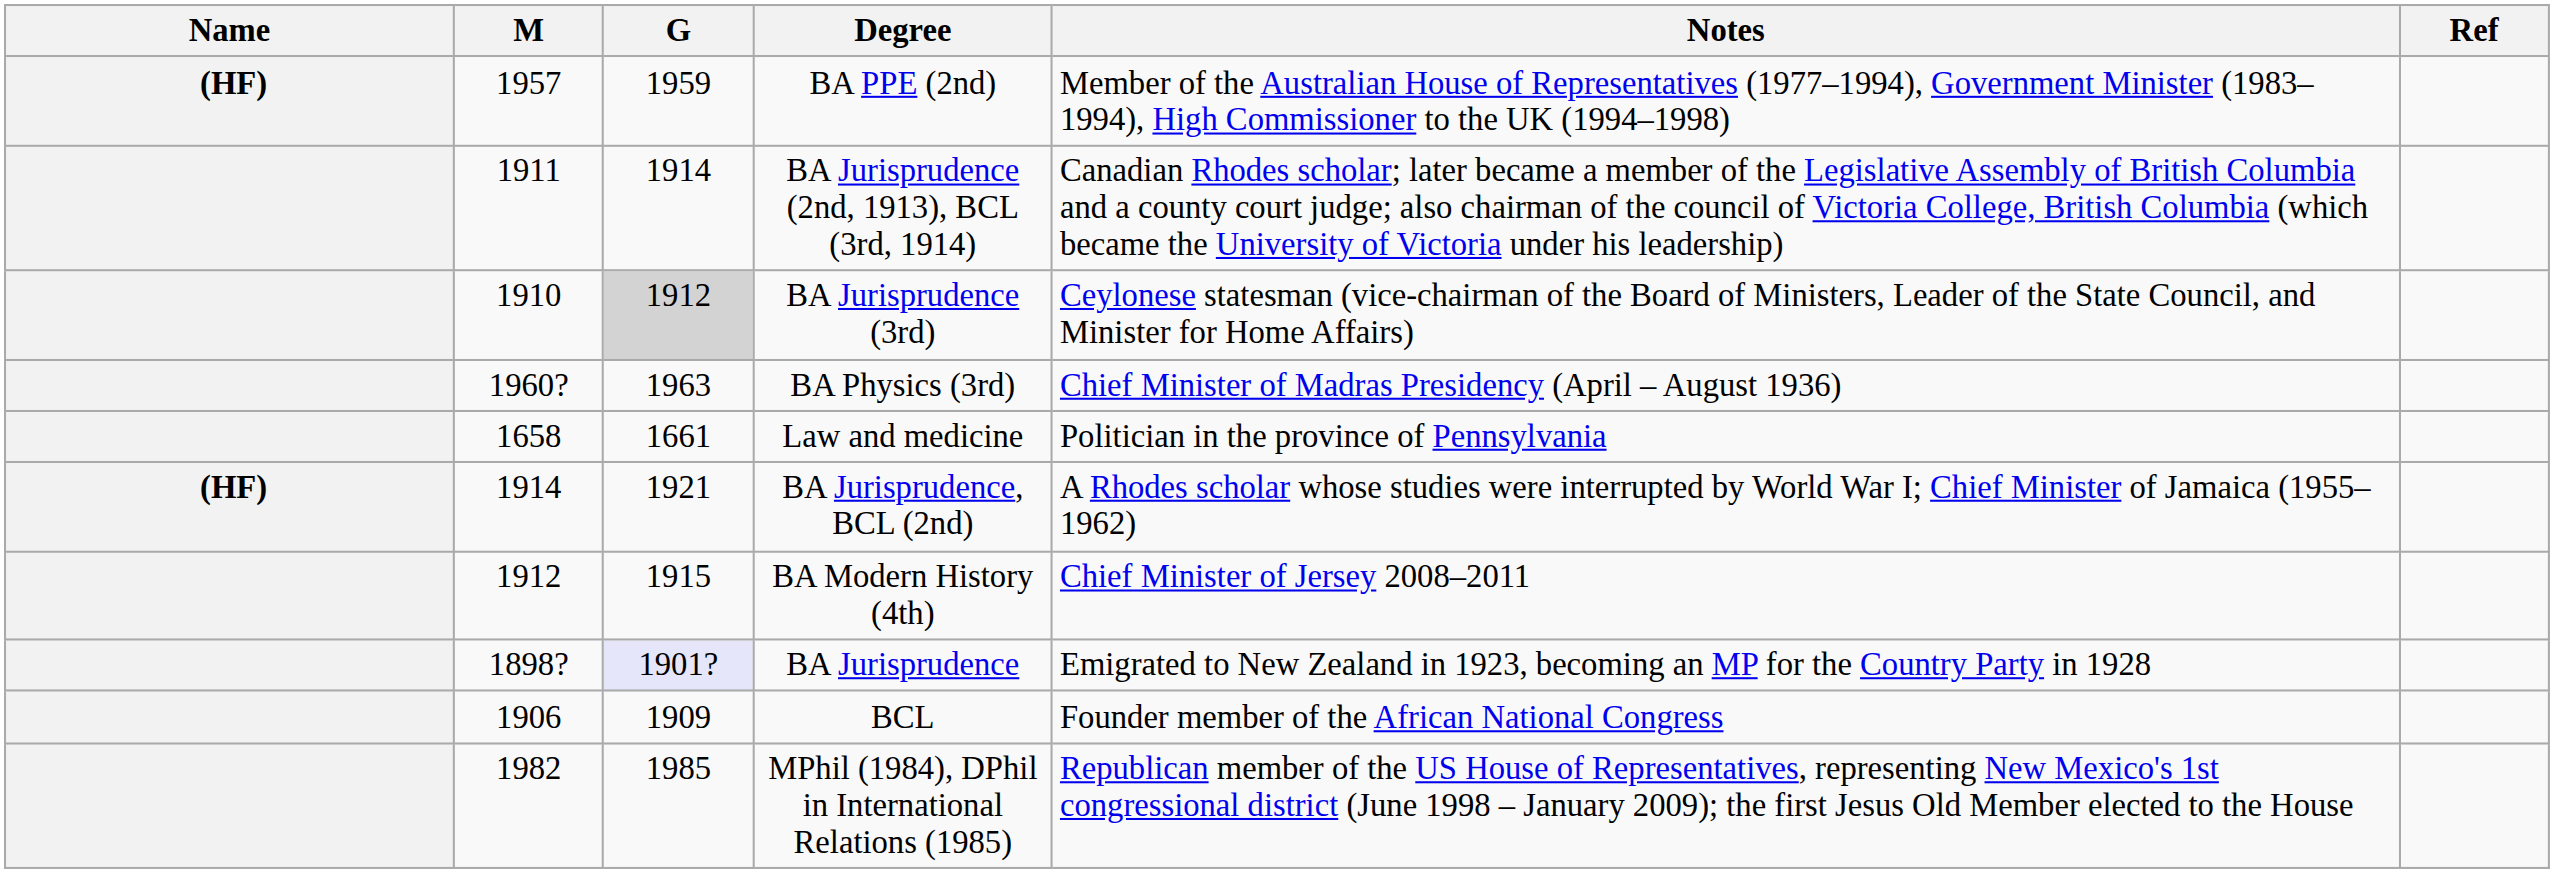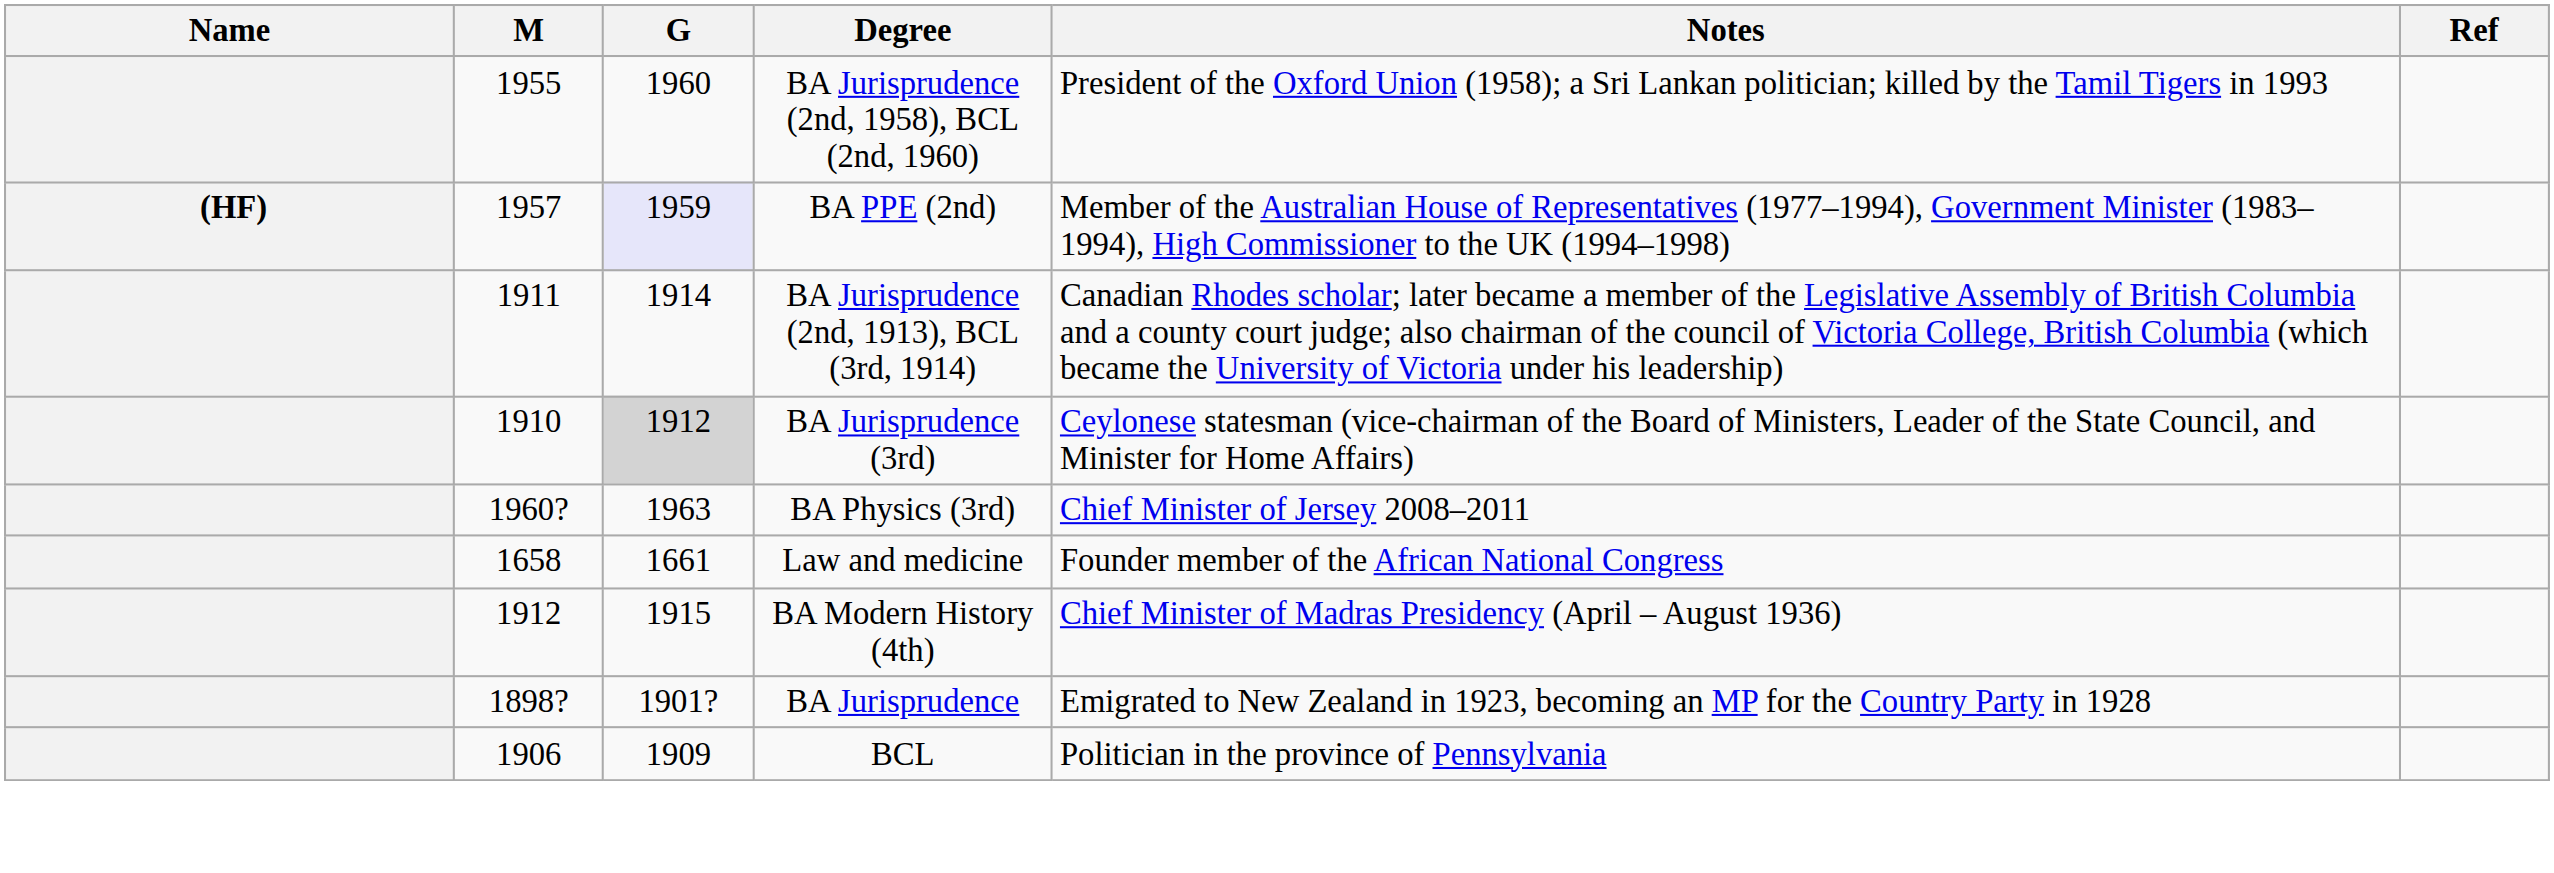+ row: (903, 118)
(678, 82) no background -> (678, 207) lavender background
(1451, 384) Chief Minister of Madras Presidency (April – August 1936) -> (1295, 509) Chief Minister of Jersey 2008–2011
(1333, 436) Politician in the province of Pennsylvania -> (1392, 561) Founder member of the African National Congress
- row: (903, 506)
(1295, 576) Chief Minister of Jersey 2008–2011 -> (1451, 613) Chief Minister of Madras Presidency (April – August 1936)
(678, 664) lavender background -> (678, 701) no background
(1392, 716) Founder member of the African National Congress -> (1333, 753) Politician in the province of Pennsylvania
- row: (903, 805)
